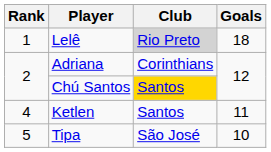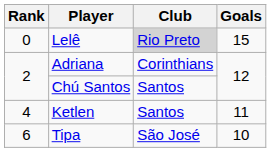(26, 40) 1 -> (26, 40) 0
(241, 40) 18 -> (241, 40) 15
(161, 87) gold background -> (161, 87) no background
(26, 135) 5 -> (26, 135) 6
